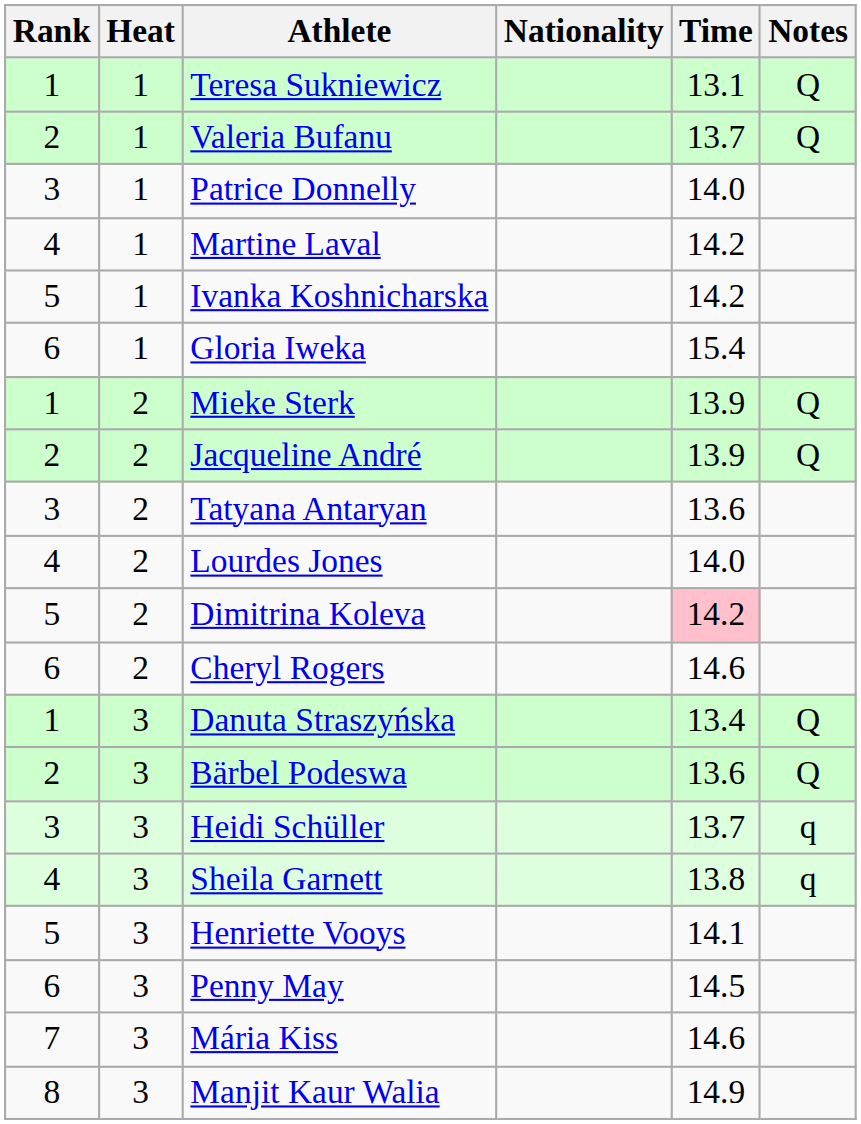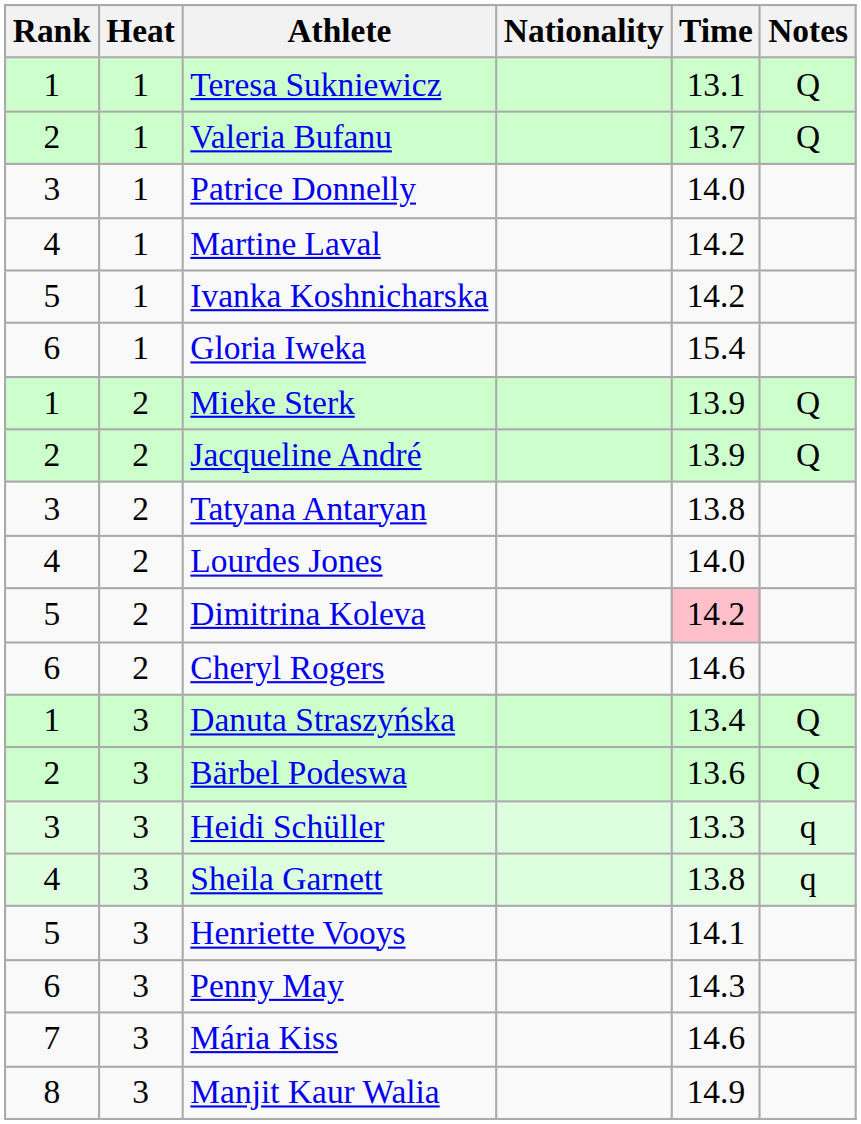(716, 508) 13.6 -> (716, 508) 13.8
(716, 826) 13.7 -> (716, 826) 13.3
(716, 985) 14.5 -> (716, 985) 14.3
